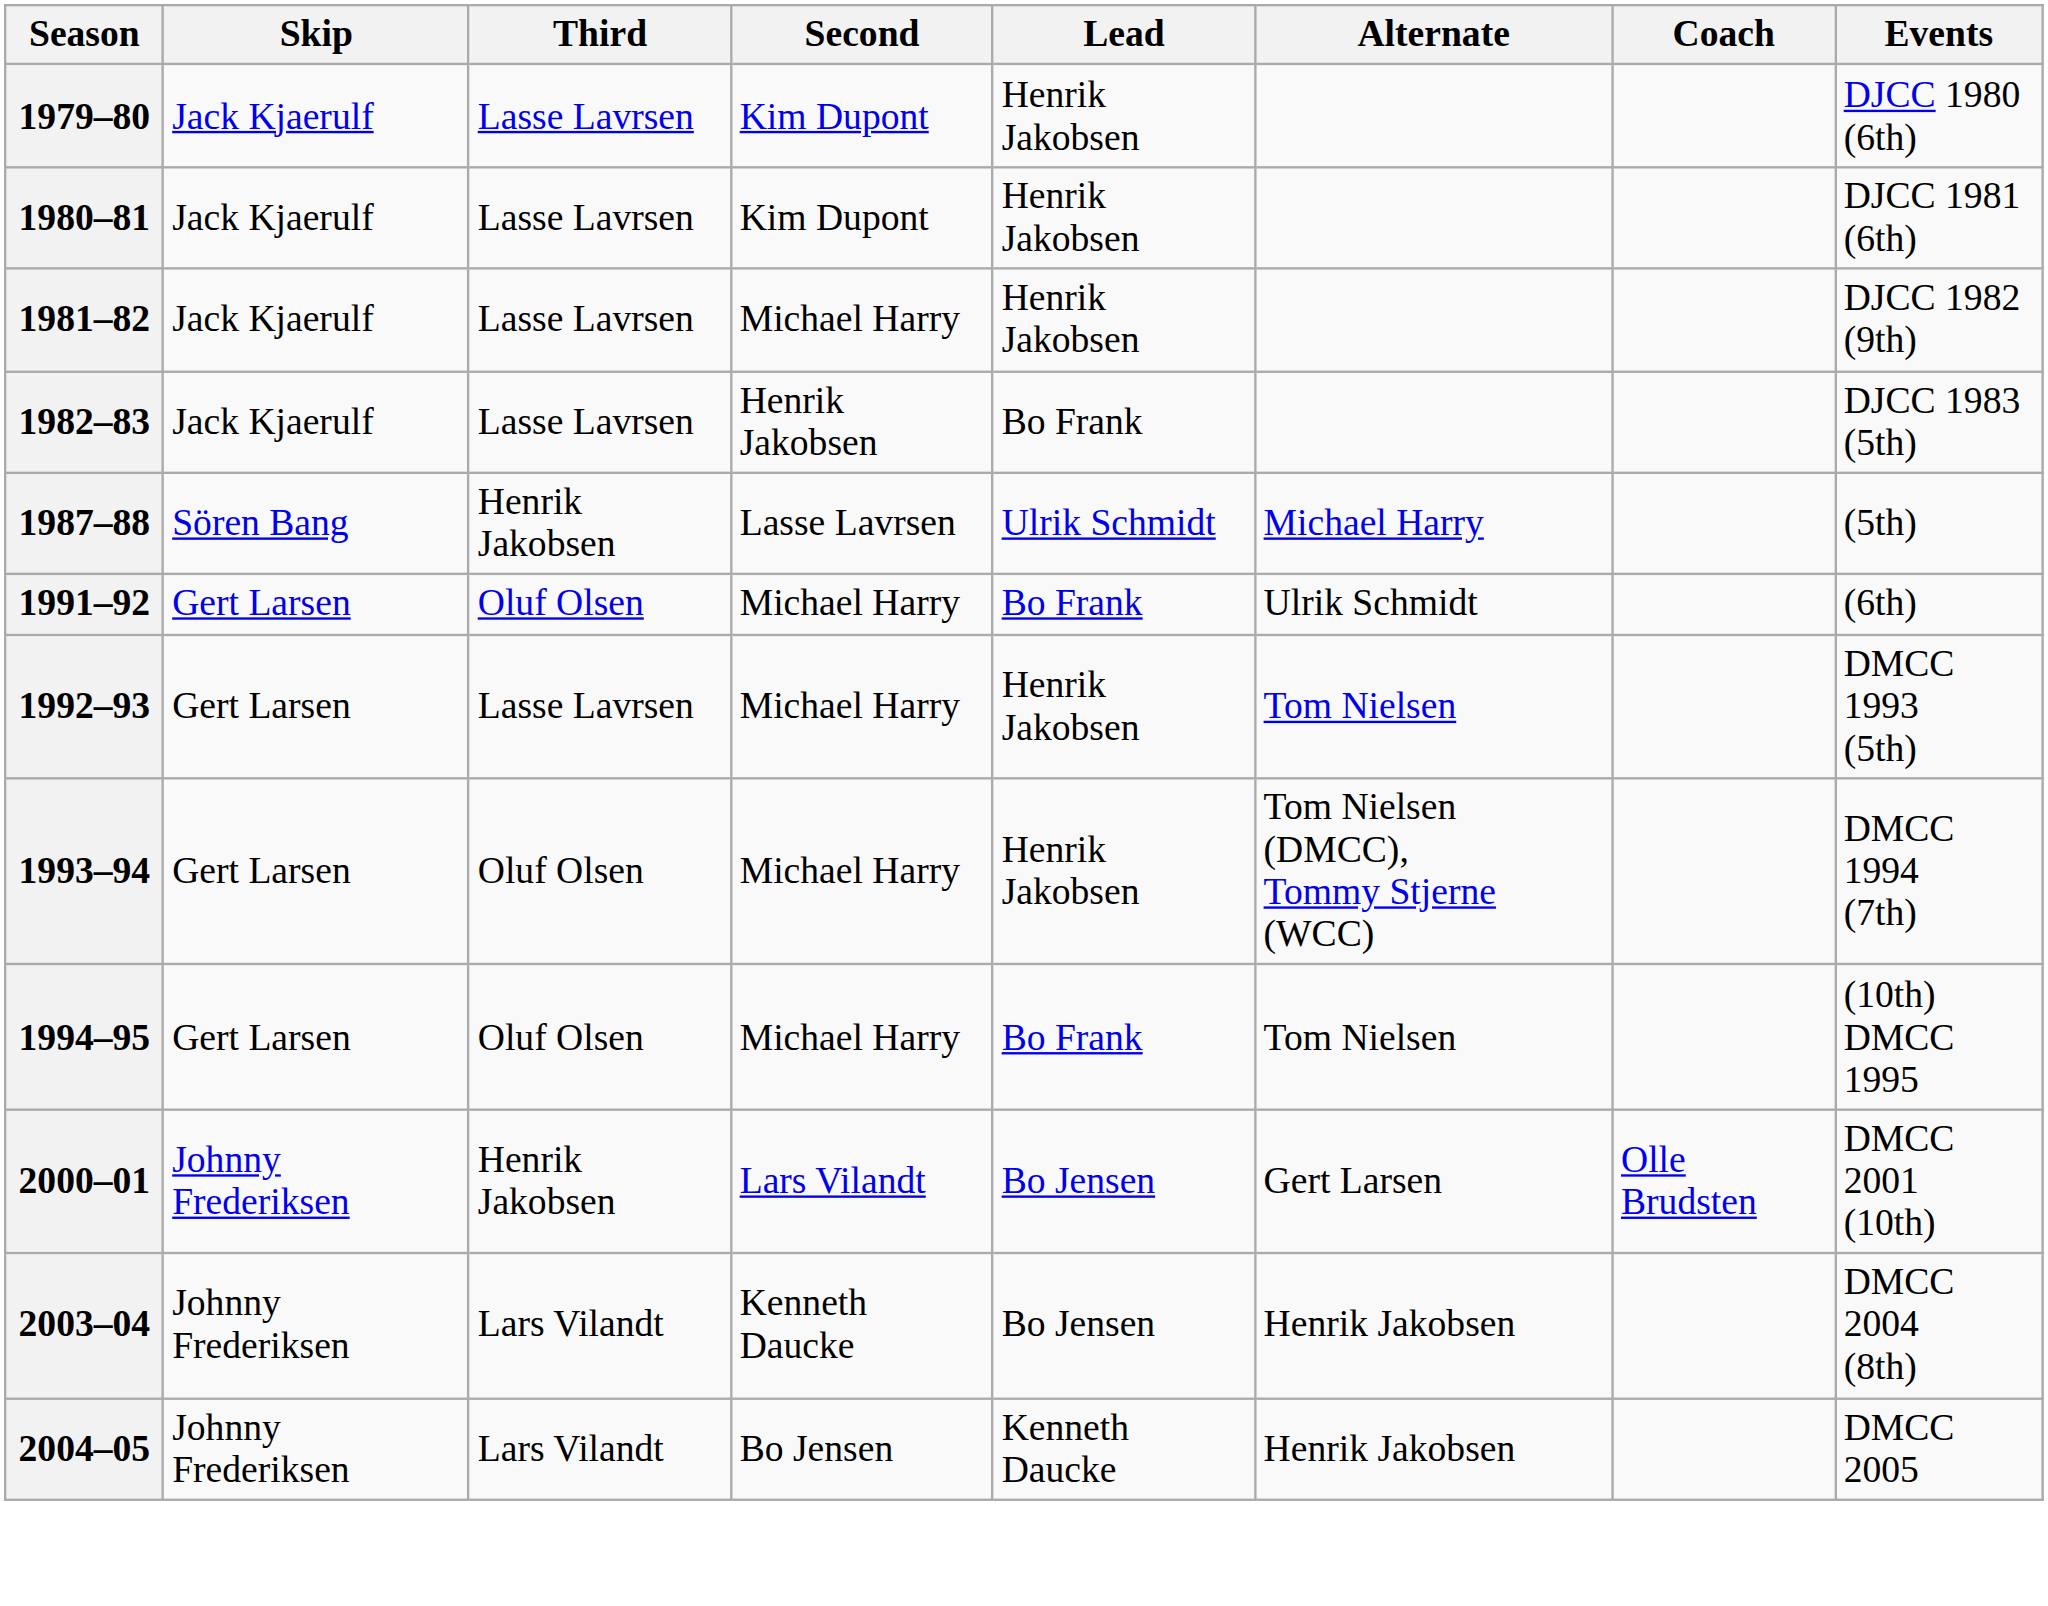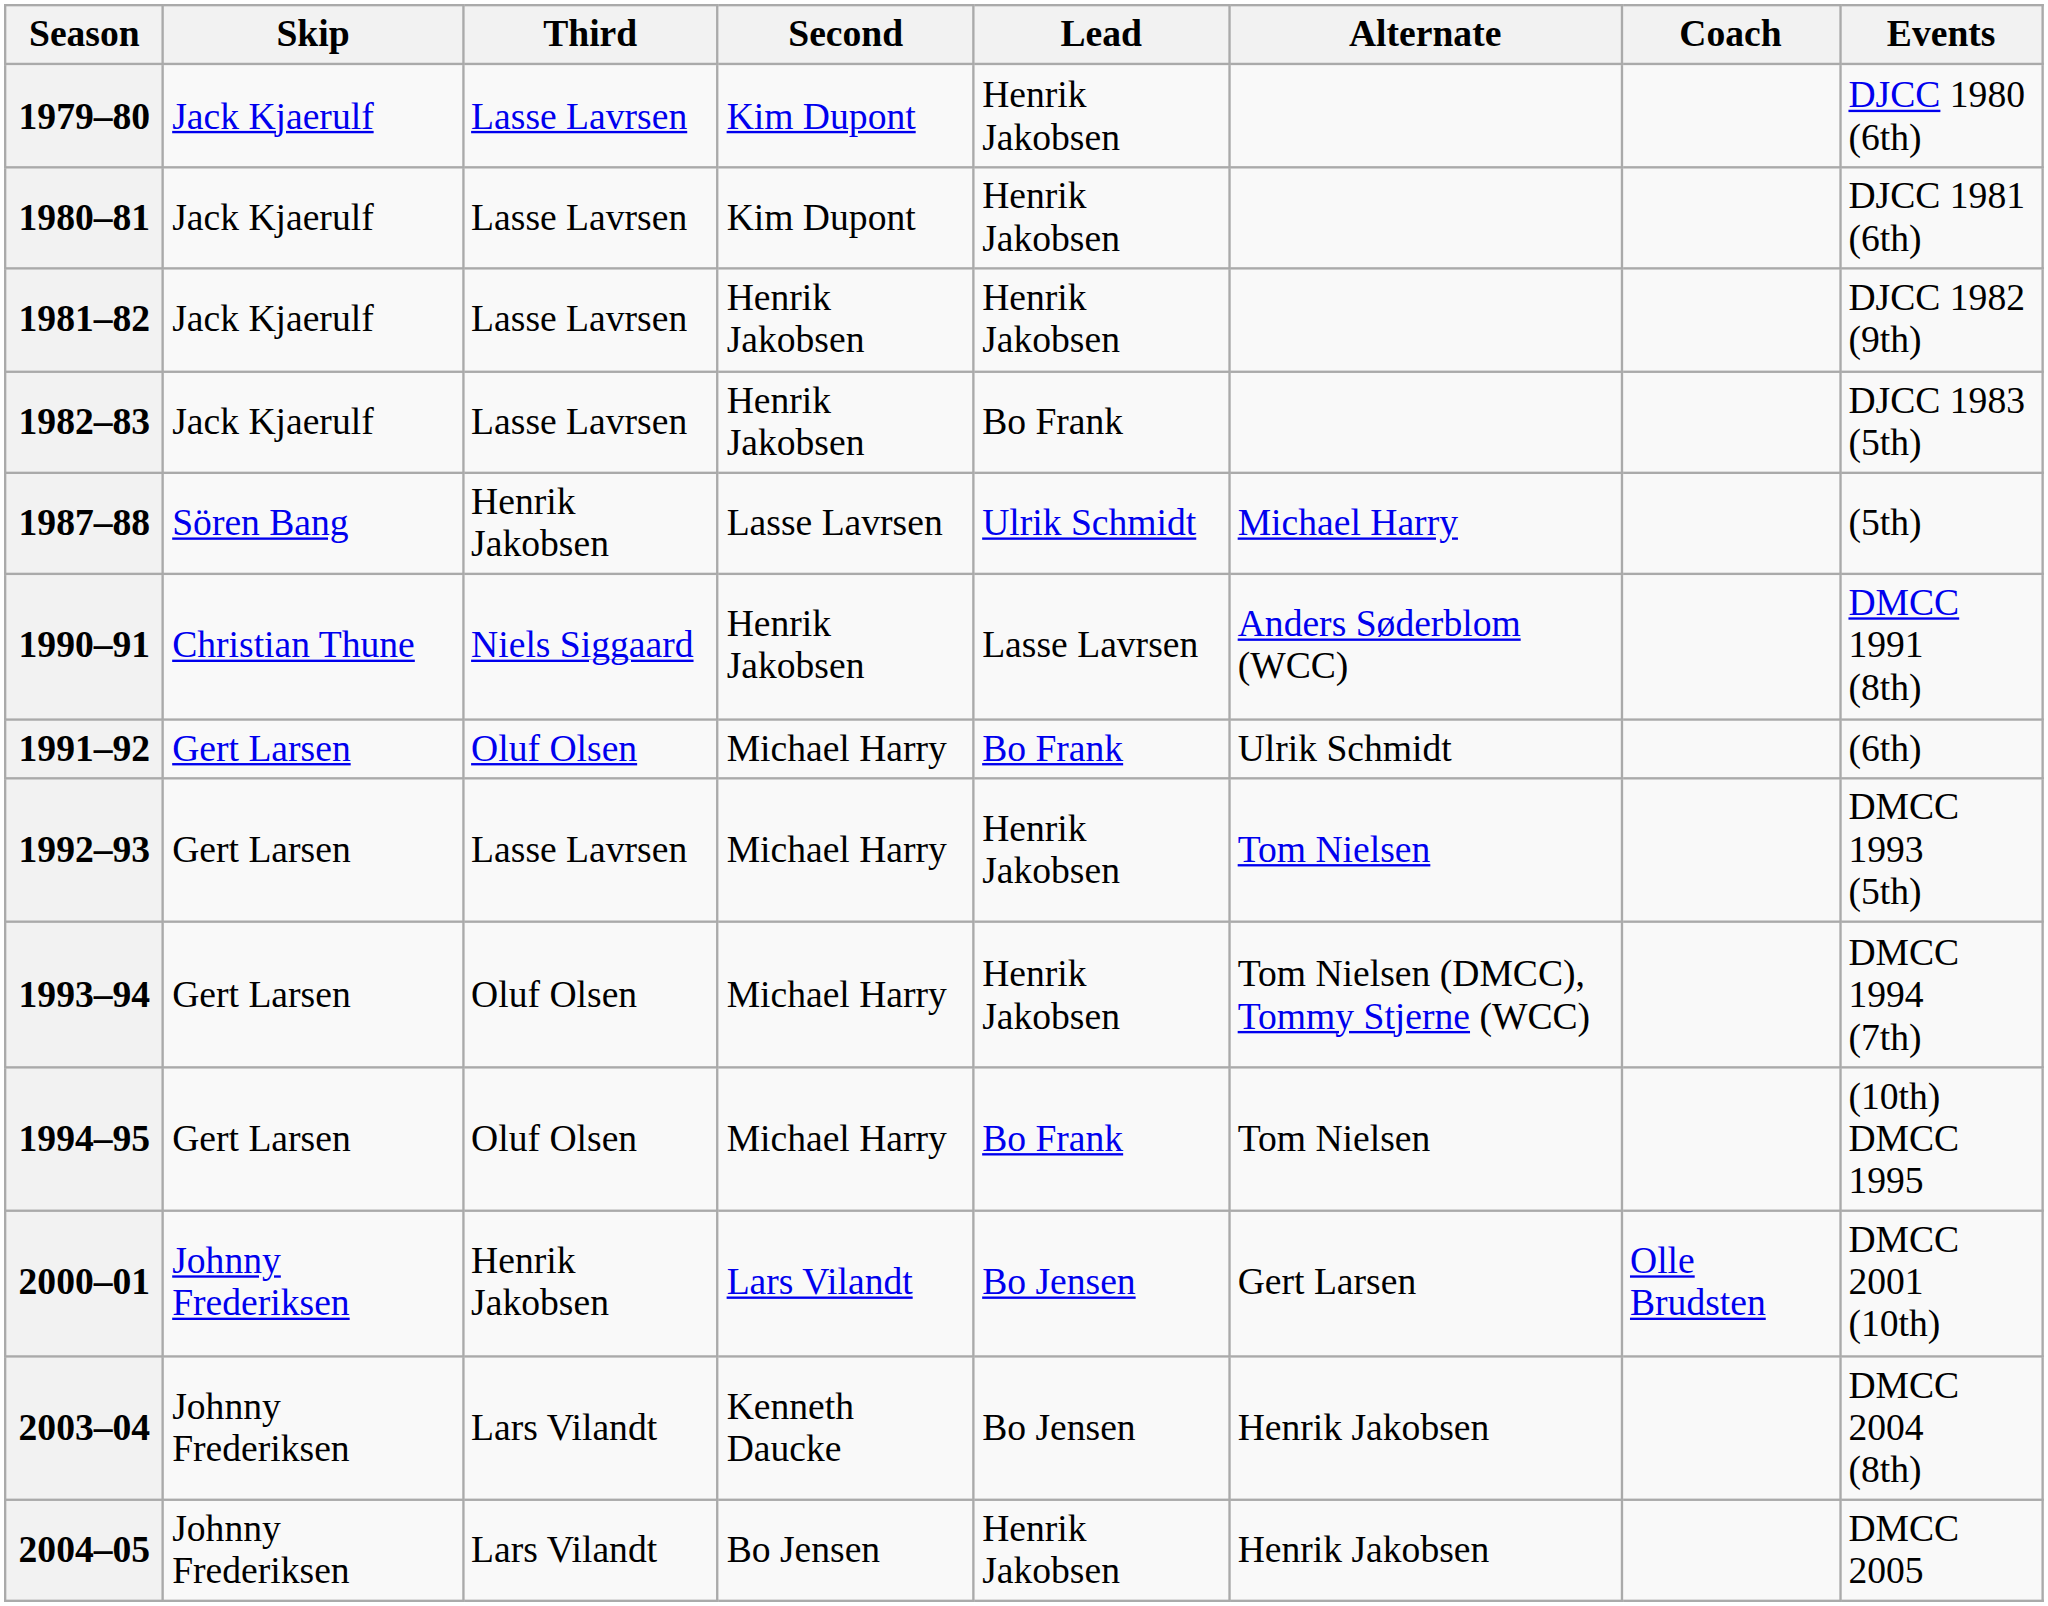(850, 318) Michael Harry -> (796, 318) Henrik Jakobsen
+ row: (84, 645)
(1065, 1447) Kenneth Daucke -> (1051, 1549) Henrik Jakobsen
